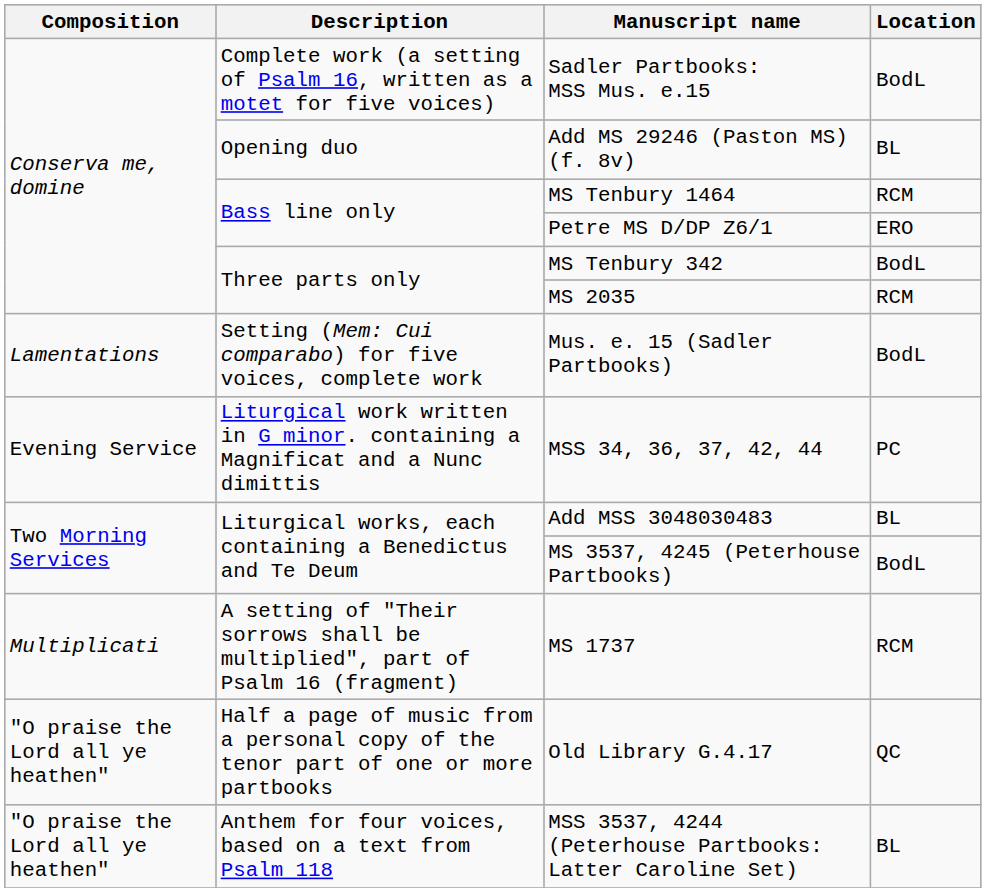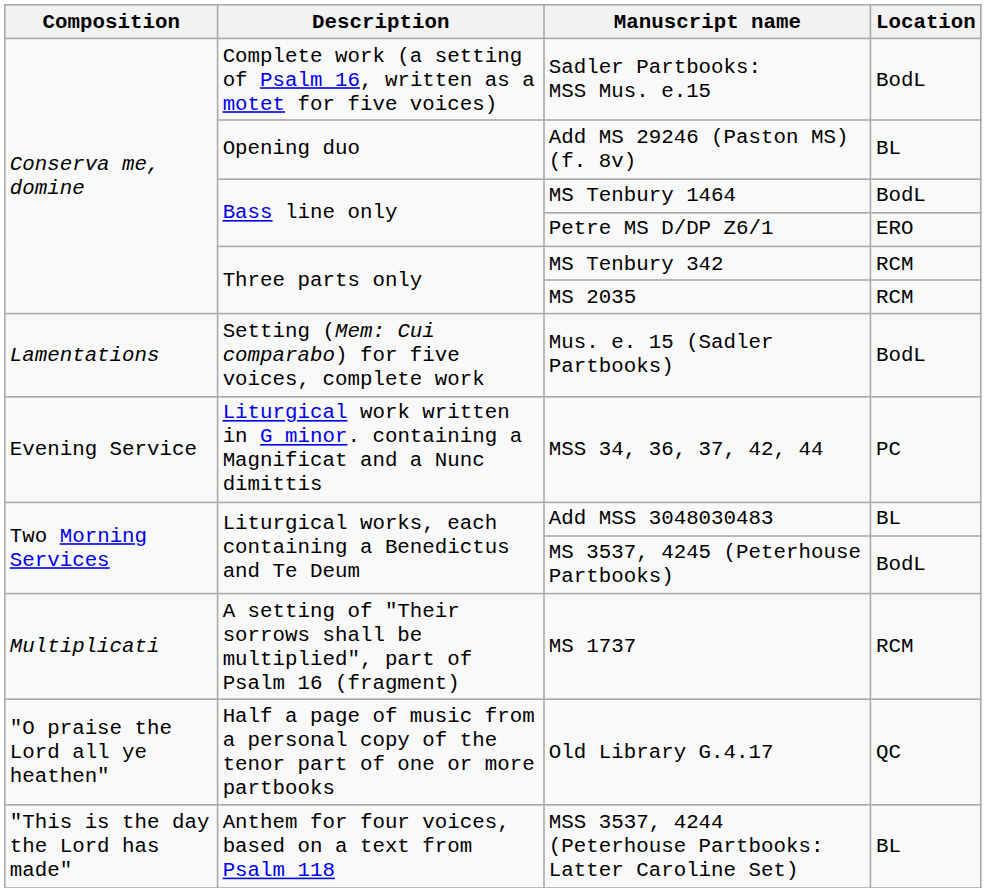(895, 195) RCM -> (901, 195) BodL
(901, 263) BodL -> (895, 263) RCM
(91, 846) "O praise the Lord all ye heathen" -> (110, 846) "This is the day the Lord has made"
